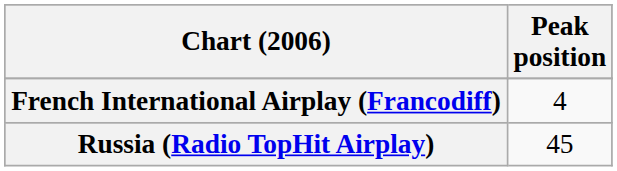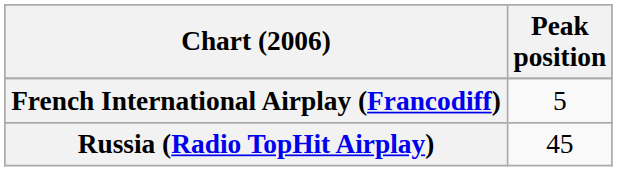(560, 100) 4 -> (560, 100) 5
